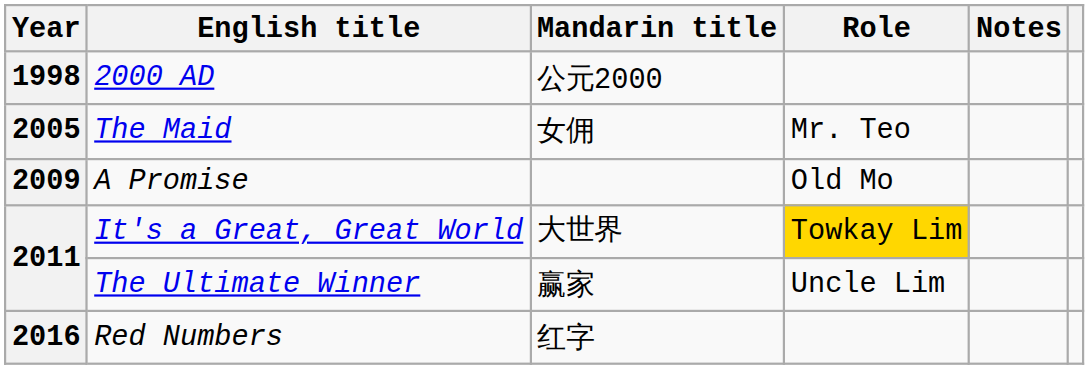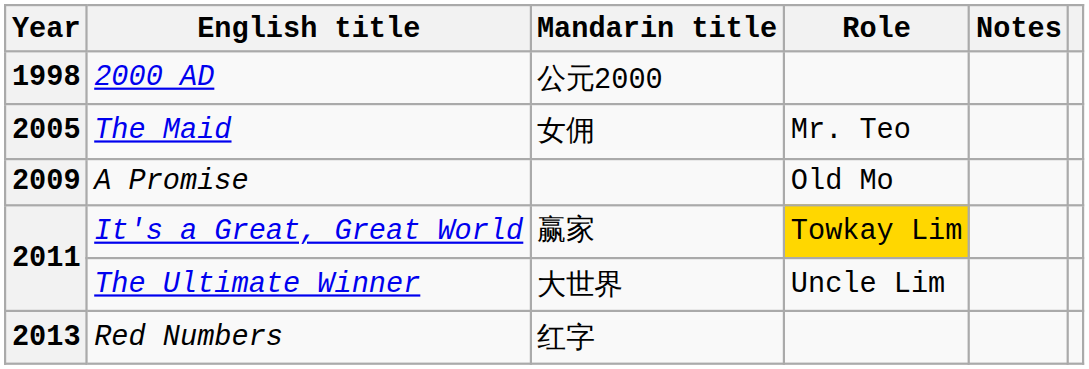(580, 232) 大世界 -> (566, 232) 赢家
(566, 286) 赢家 -> (580, 286) 大世界
(46, 338) 2016 -> (46, 338) 2013
